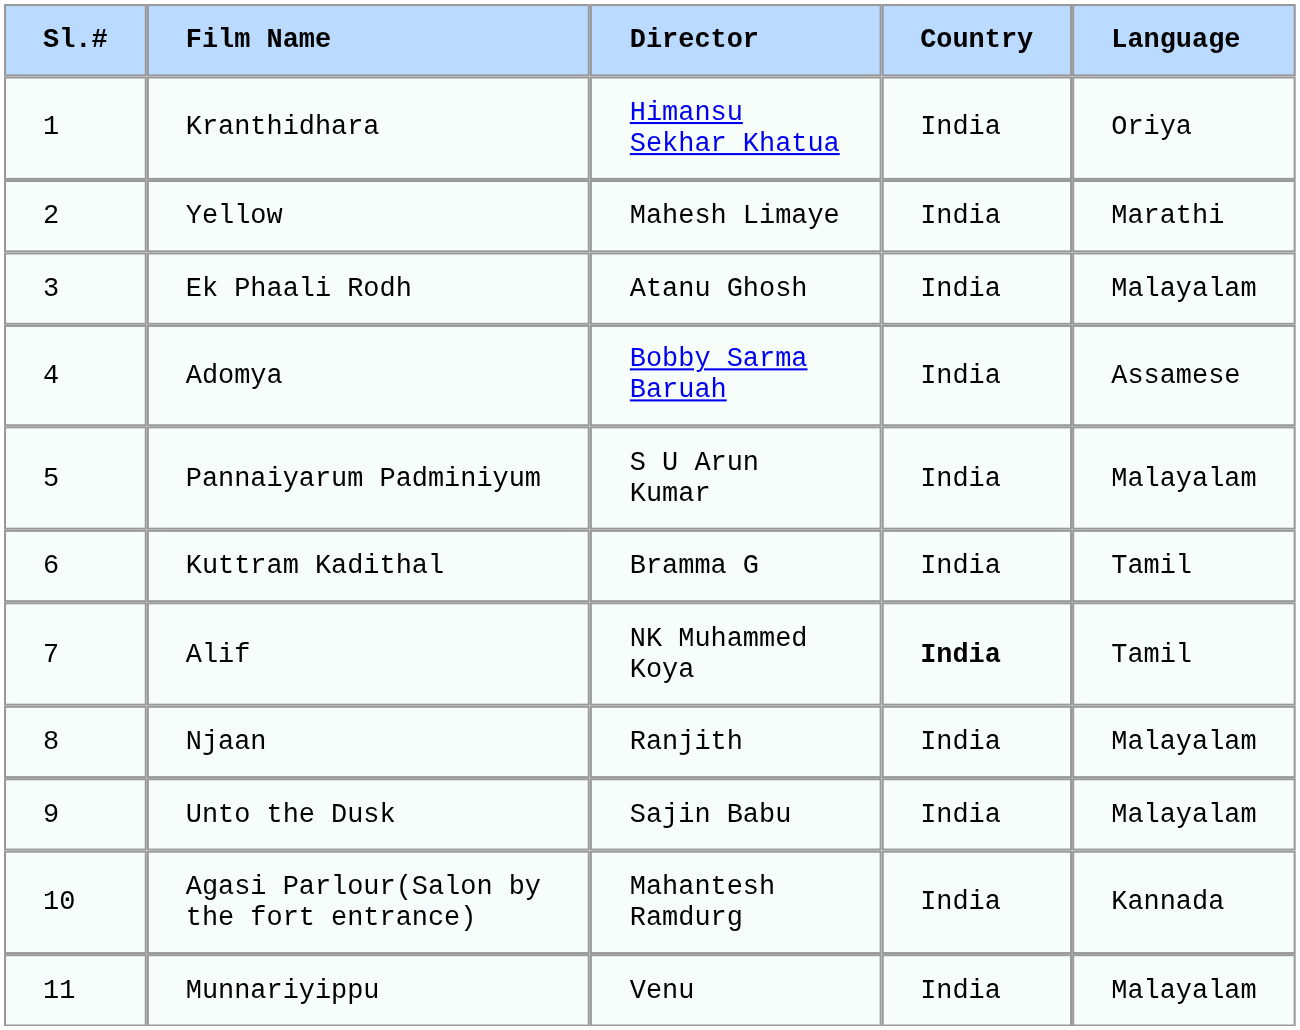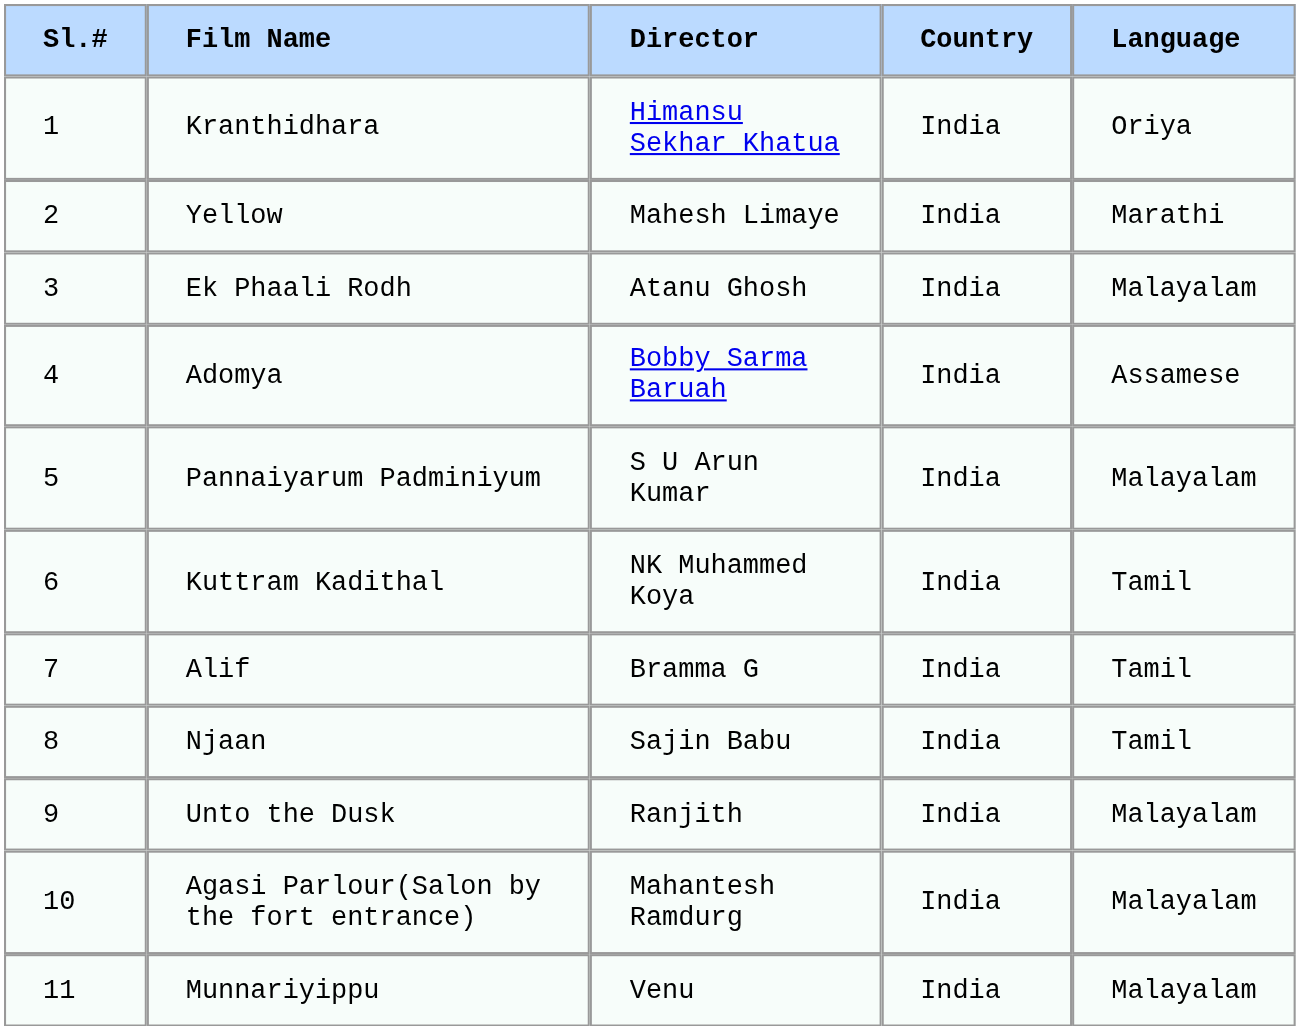(694, 566) Bramma G -> (719, 582) NK Muhammed Koya
(719, 654) NK Muhammed Koya -> (694, 670) Bramma G
(961, 654) bold -> (961, 670) normal
(686, 742) Ranjith -> (711, 742) Sajin Babu
(1184, 742) Malayalam -> (1152, 742) Tamil
(711, 814) Sajin Babu -> (686, 814) Ranjith
(1168, 902) Kannada -> (1184, 902) Malayalam
